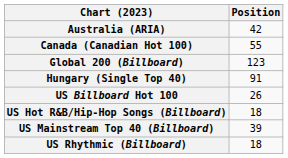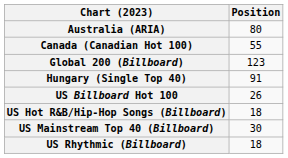(256, 29) 42 -> (256, 29) 80
(256, 128) 39 -> (256, 128) 30
